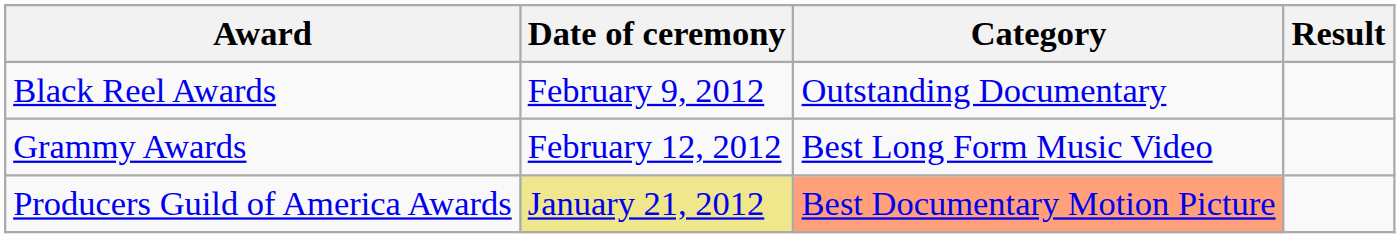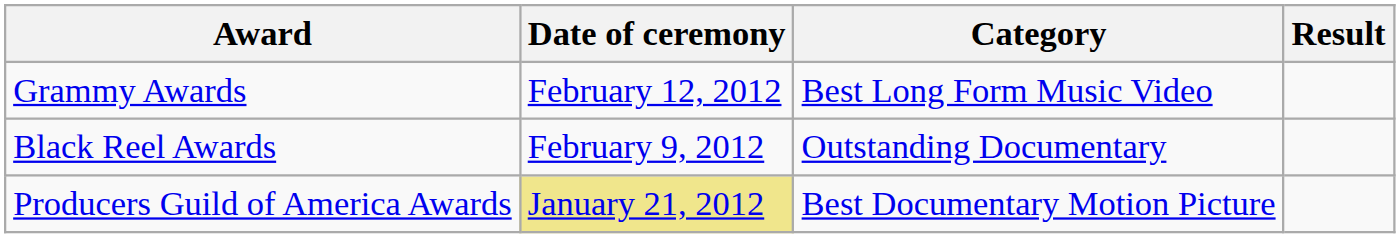rows swapped: (145, 90) <-> (130, 146)
(1039, 203) lightsalmon background -> (1039, 203) no background
